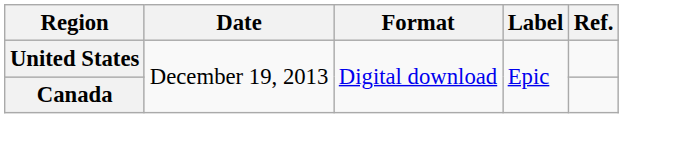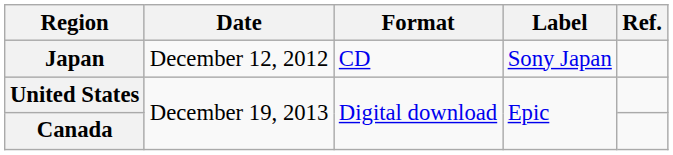+ row: (75, 58)
